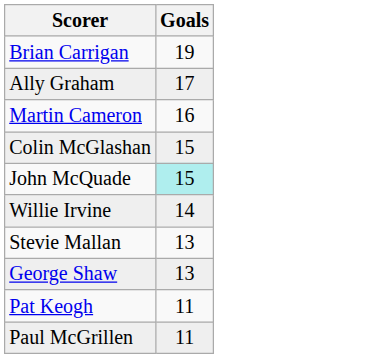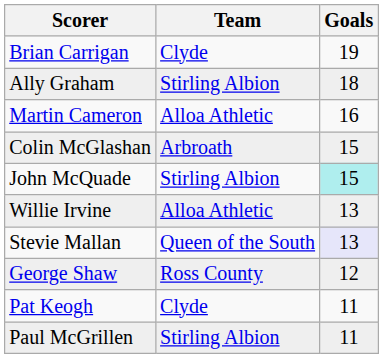+ column: (238, 20)
(185, 83) 17 -> (349, 83) 18
(185, 210) 14 -> (349, 210) 13
(185, 242) no background -> (349, 242) lavender background
(185, 274) 13 -> (349, 274) 12
